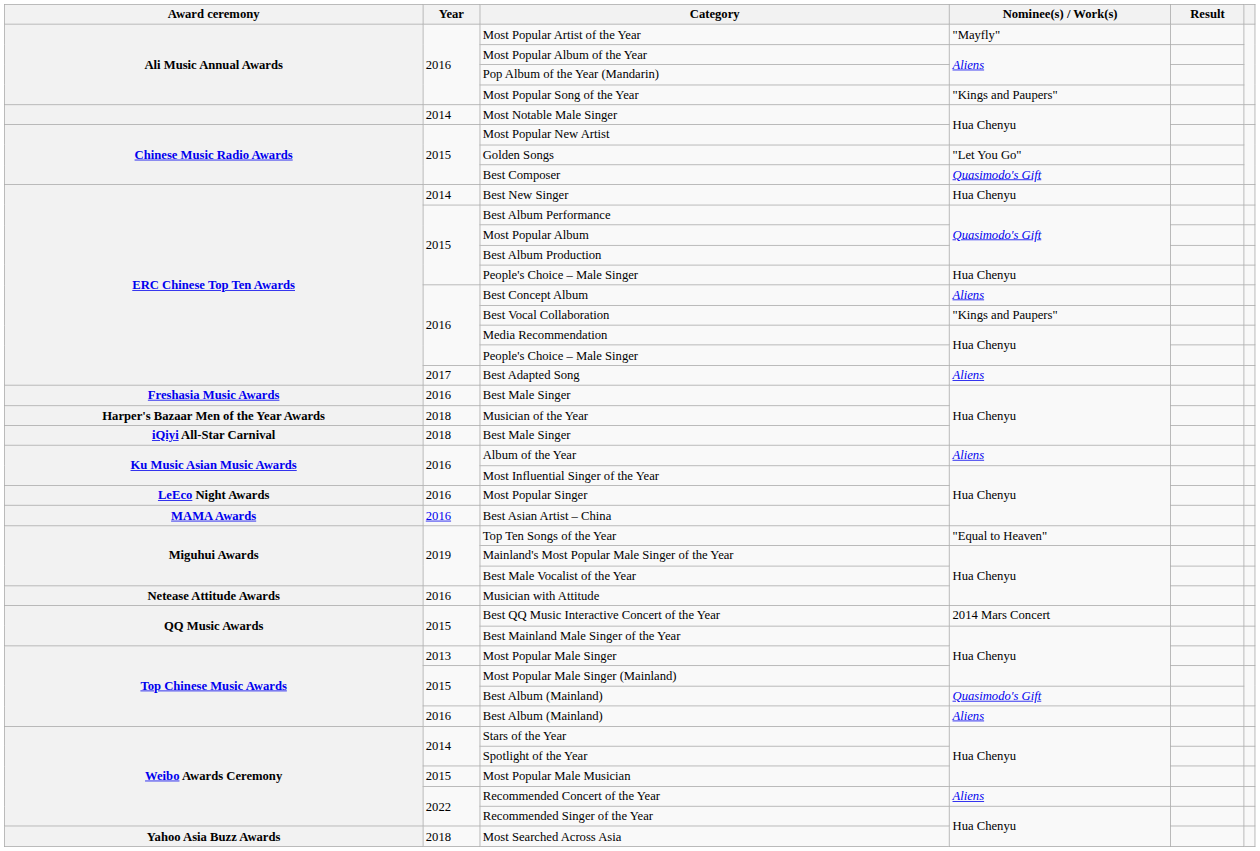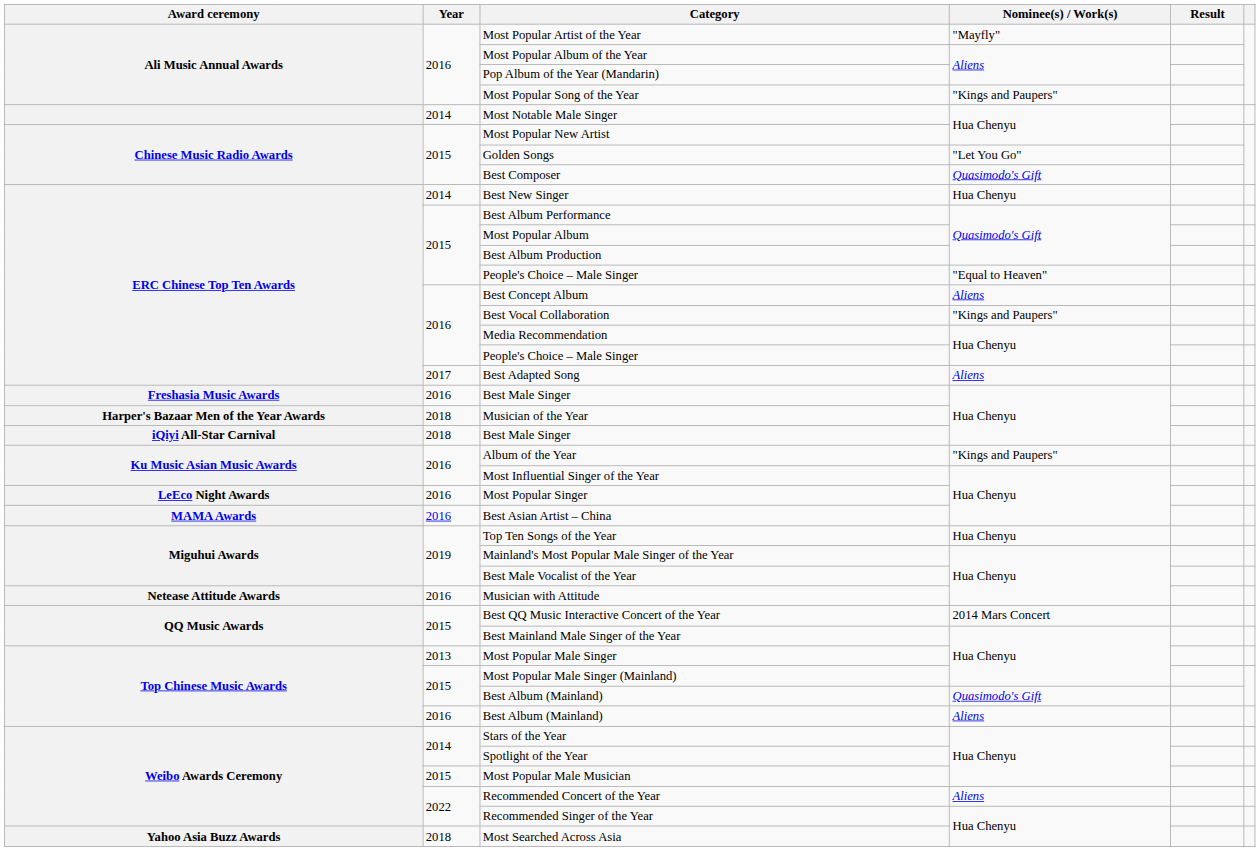(984, 275) Hua Chenyu -> (1000, 275) "Equal to Heaven"
(968, 455) Aliens -> (1005, 455) "Kings and Paupers"
(1000, 535) "Equal to Heaven" -> (984, 535) Hua Chenyu
